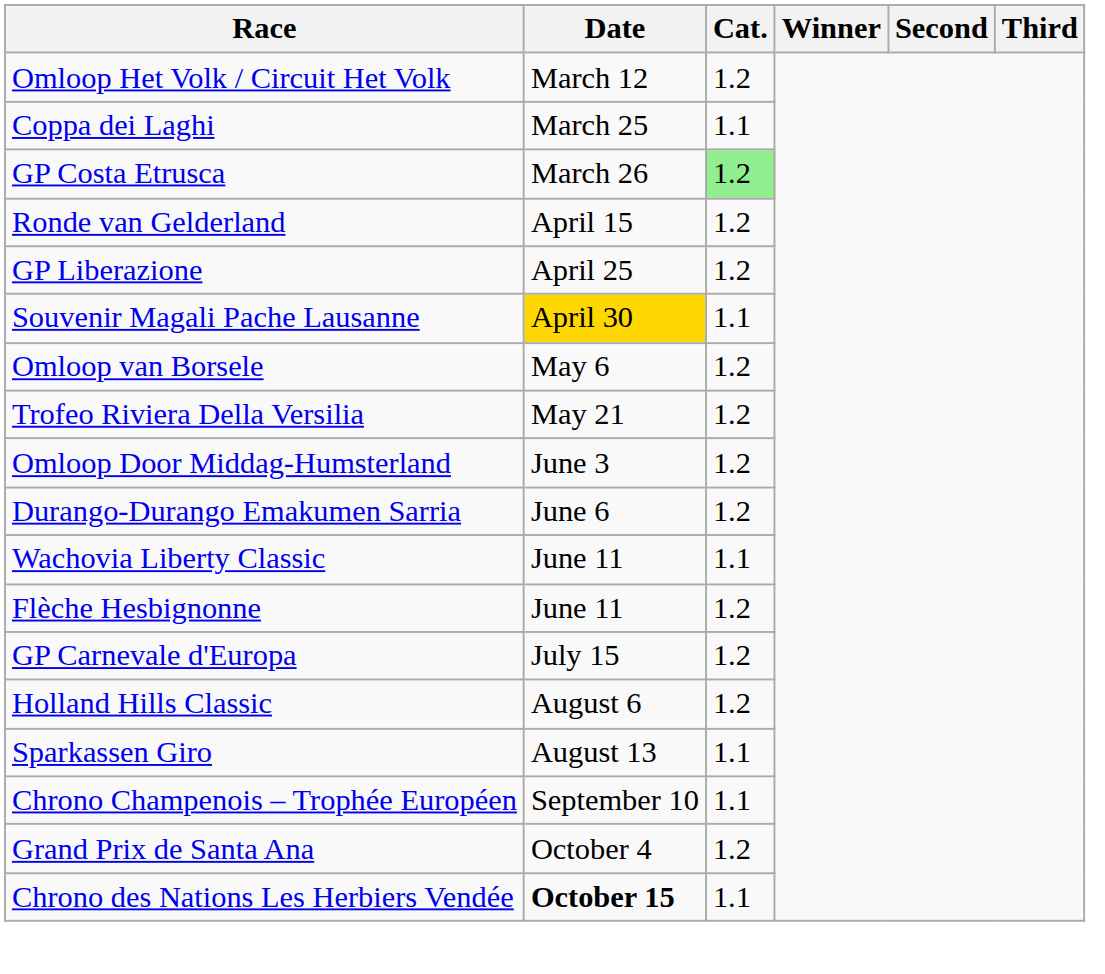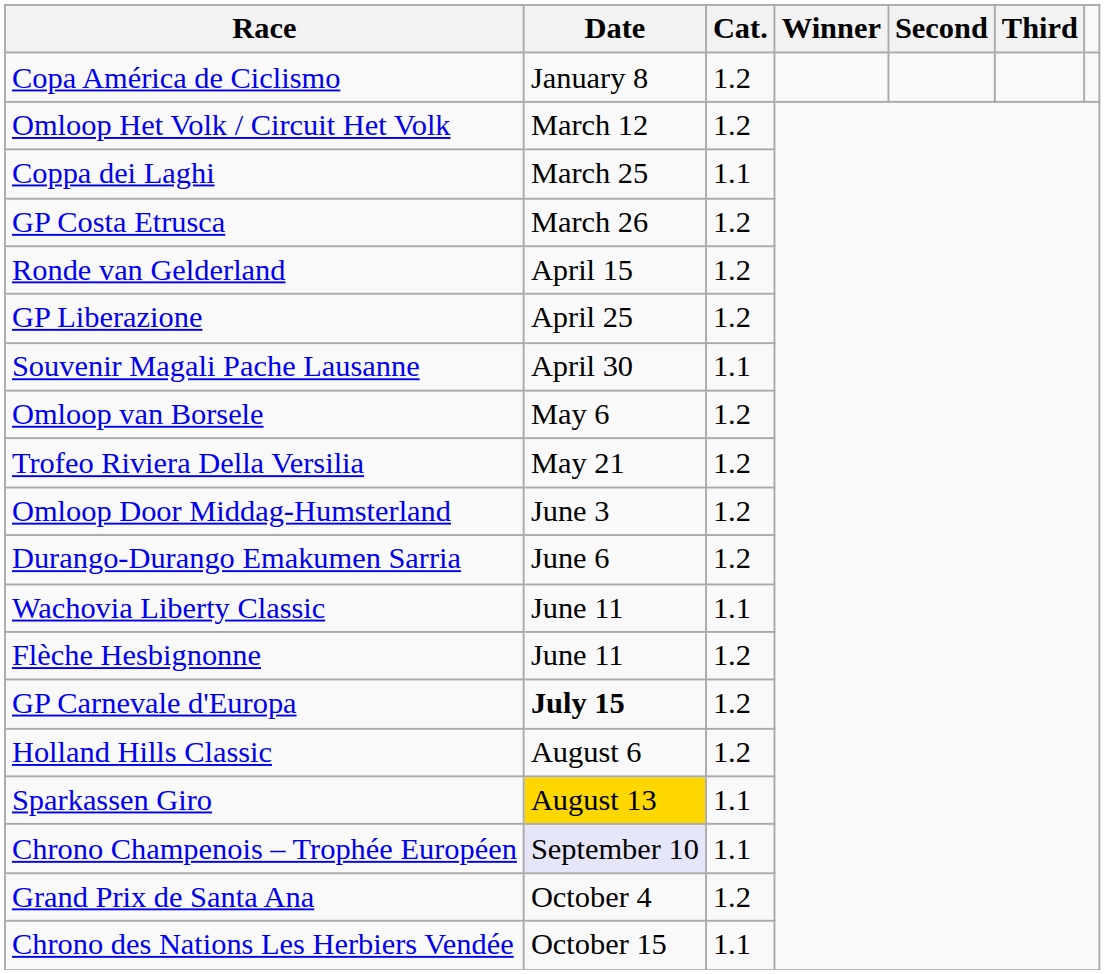+ row: (176, 76)
(732, 173) lightgreen background -> (732, 221) no background
(582, 317) gold background -> (582, 366) no background
(575, 655) normal -> (578, 703) bold
(594, 751) no background -> (594, 800) gold background
(615, 800) no background -> (615, 848) lavender background
(603, 896) bold -> (599, 944) normal
